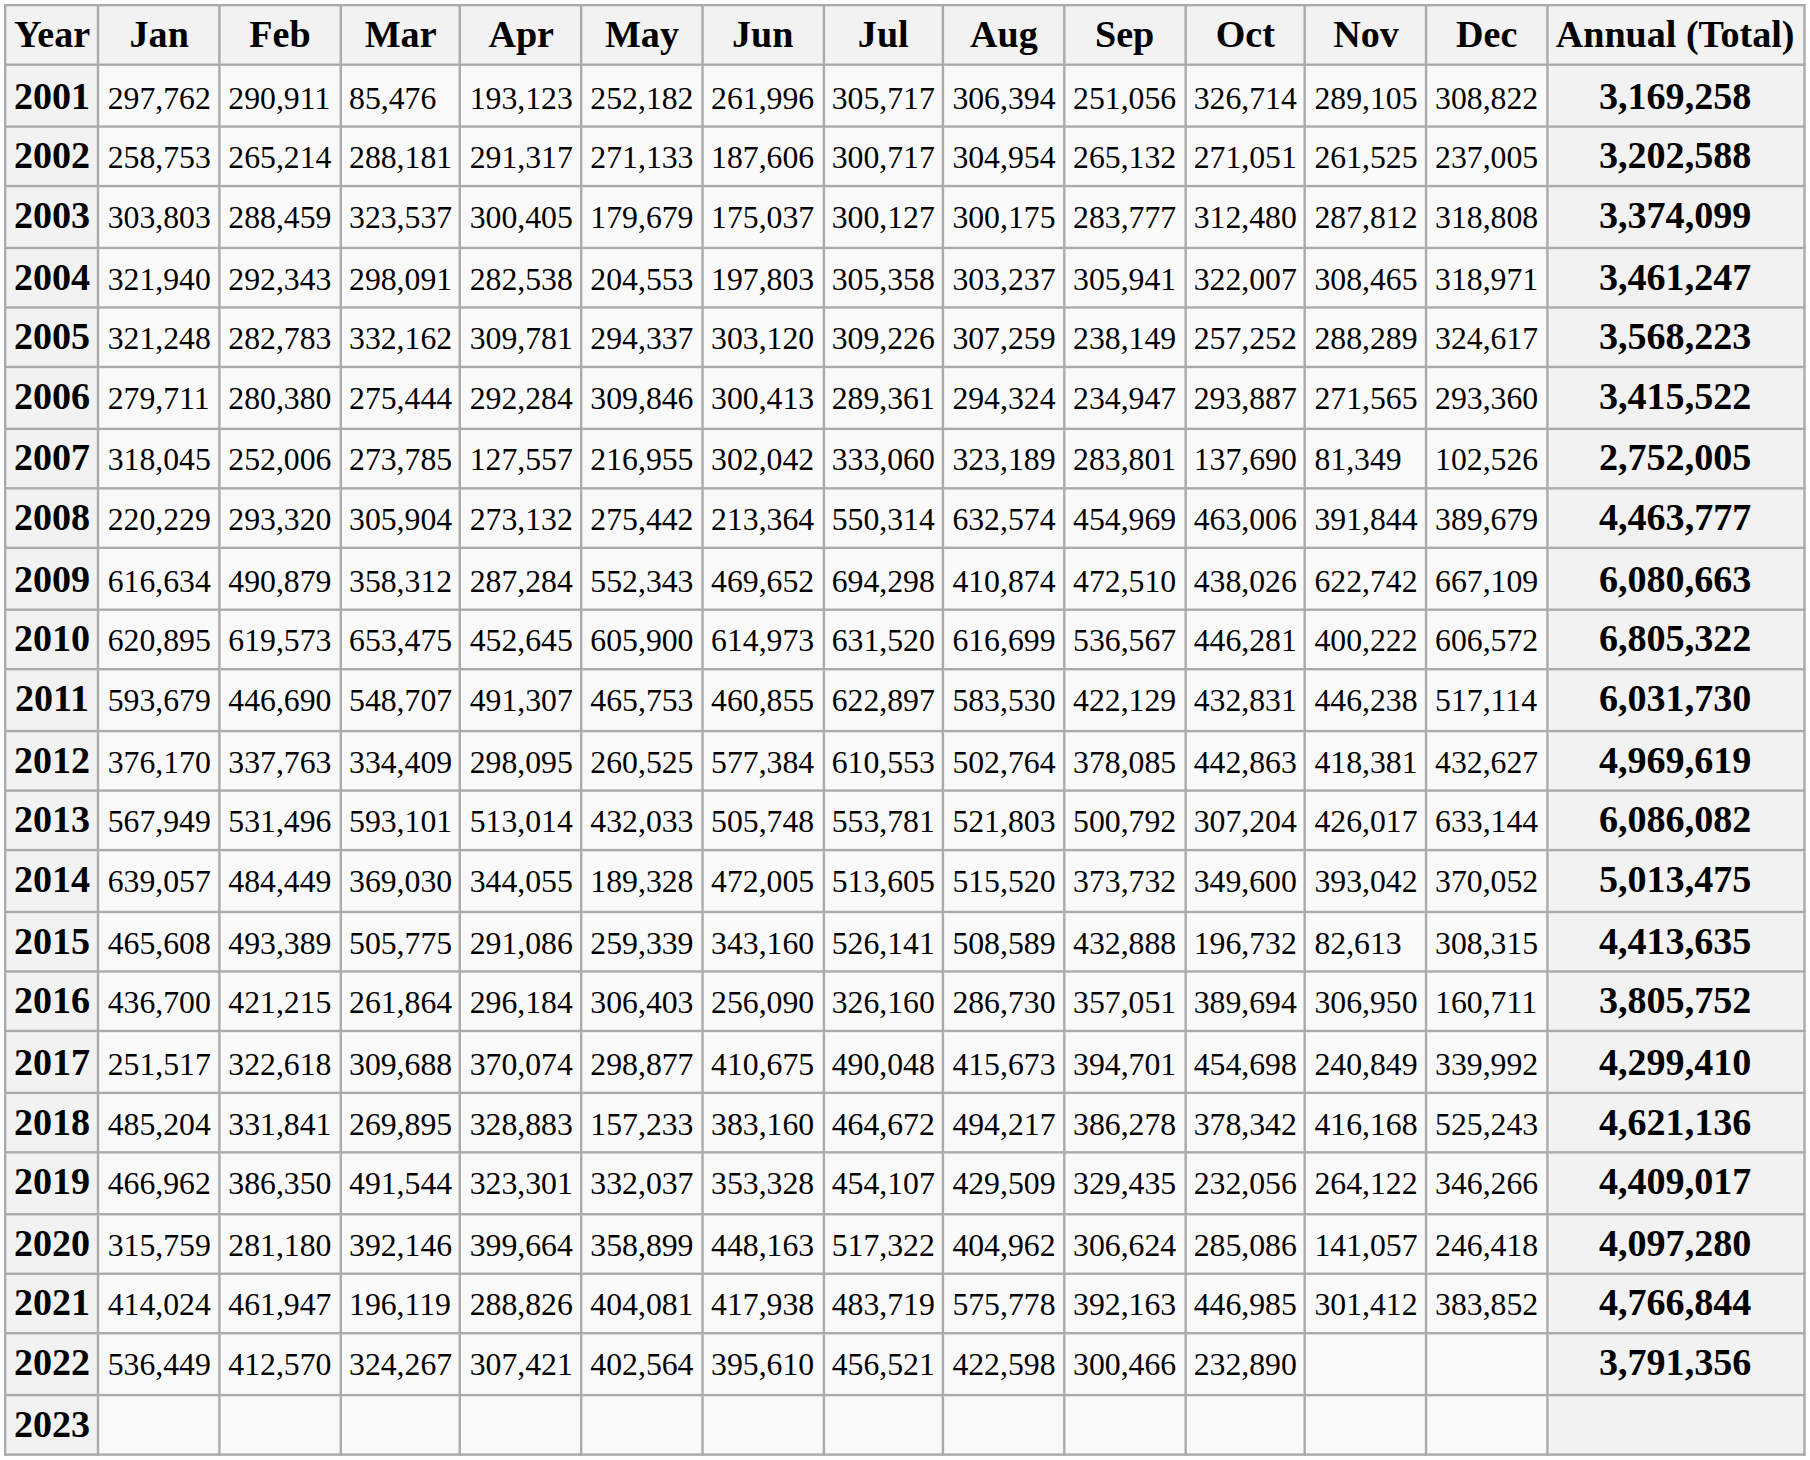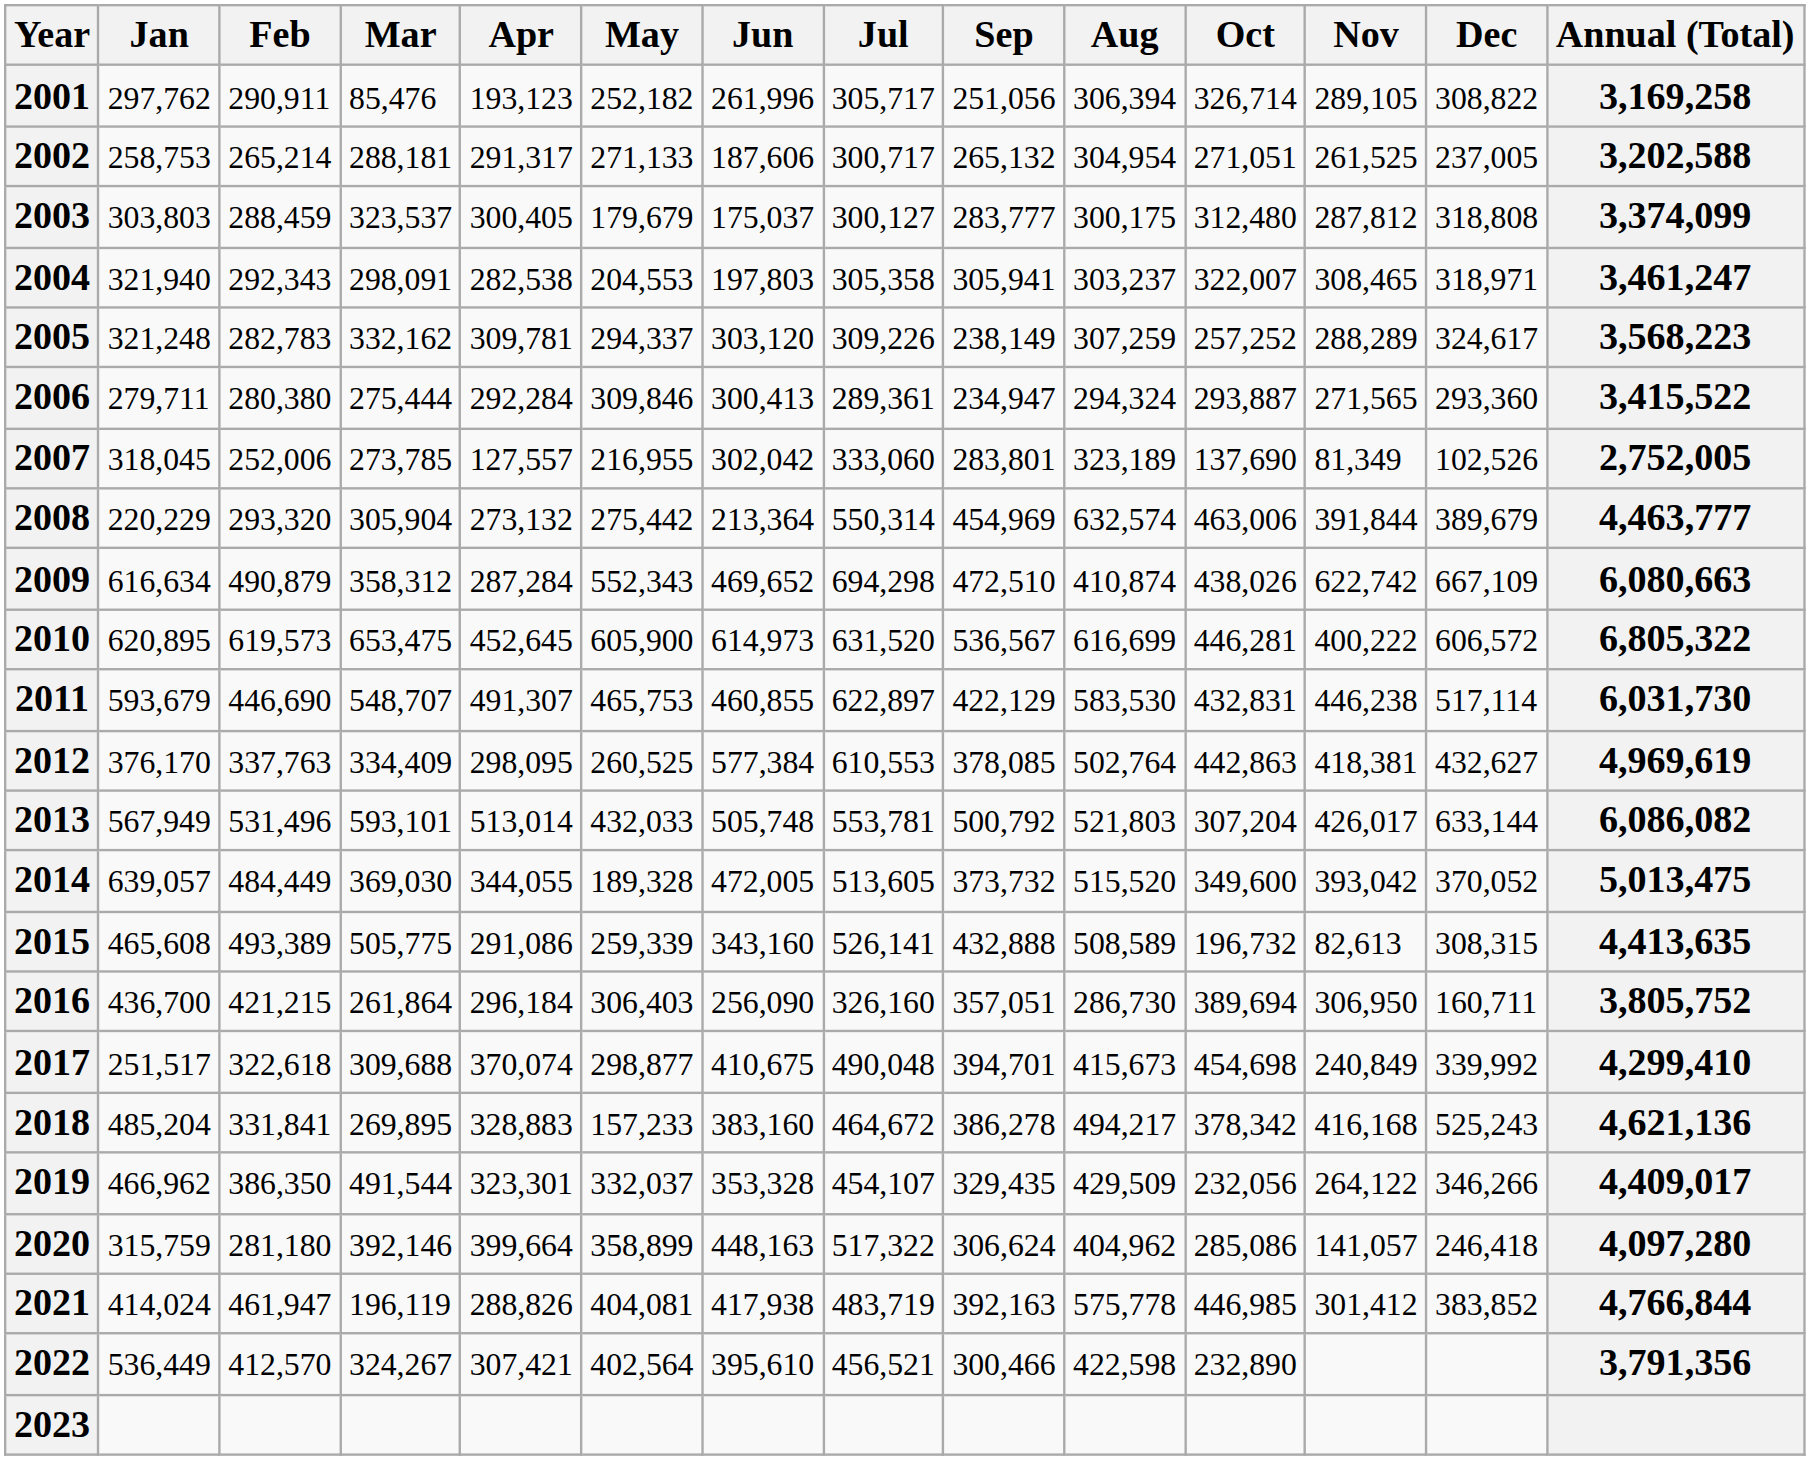columns swapped: (1004, 34) <-> (1125, 34)
